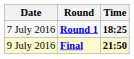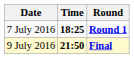columns swapped: (115, 12) <-> (79, 12)
